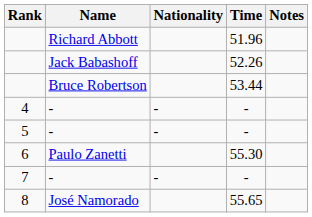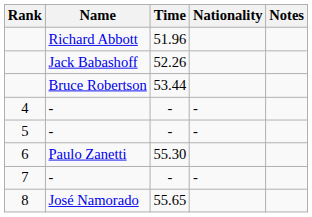columns swapped: (188, 16) <-> (246, 16)
